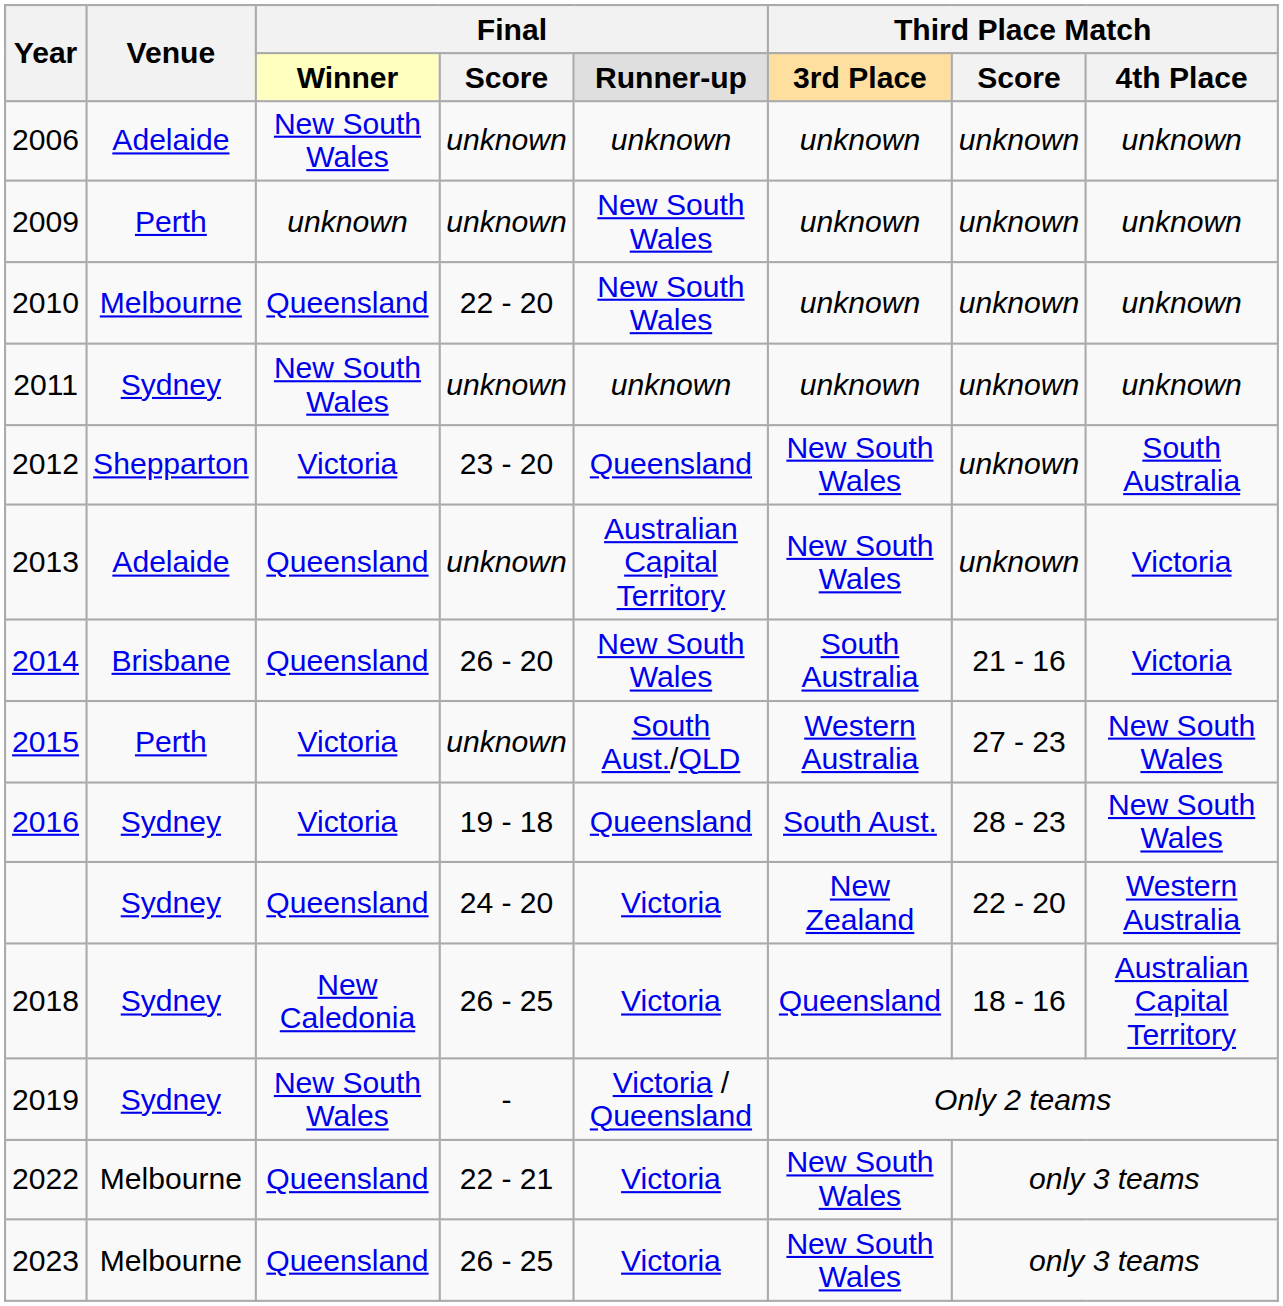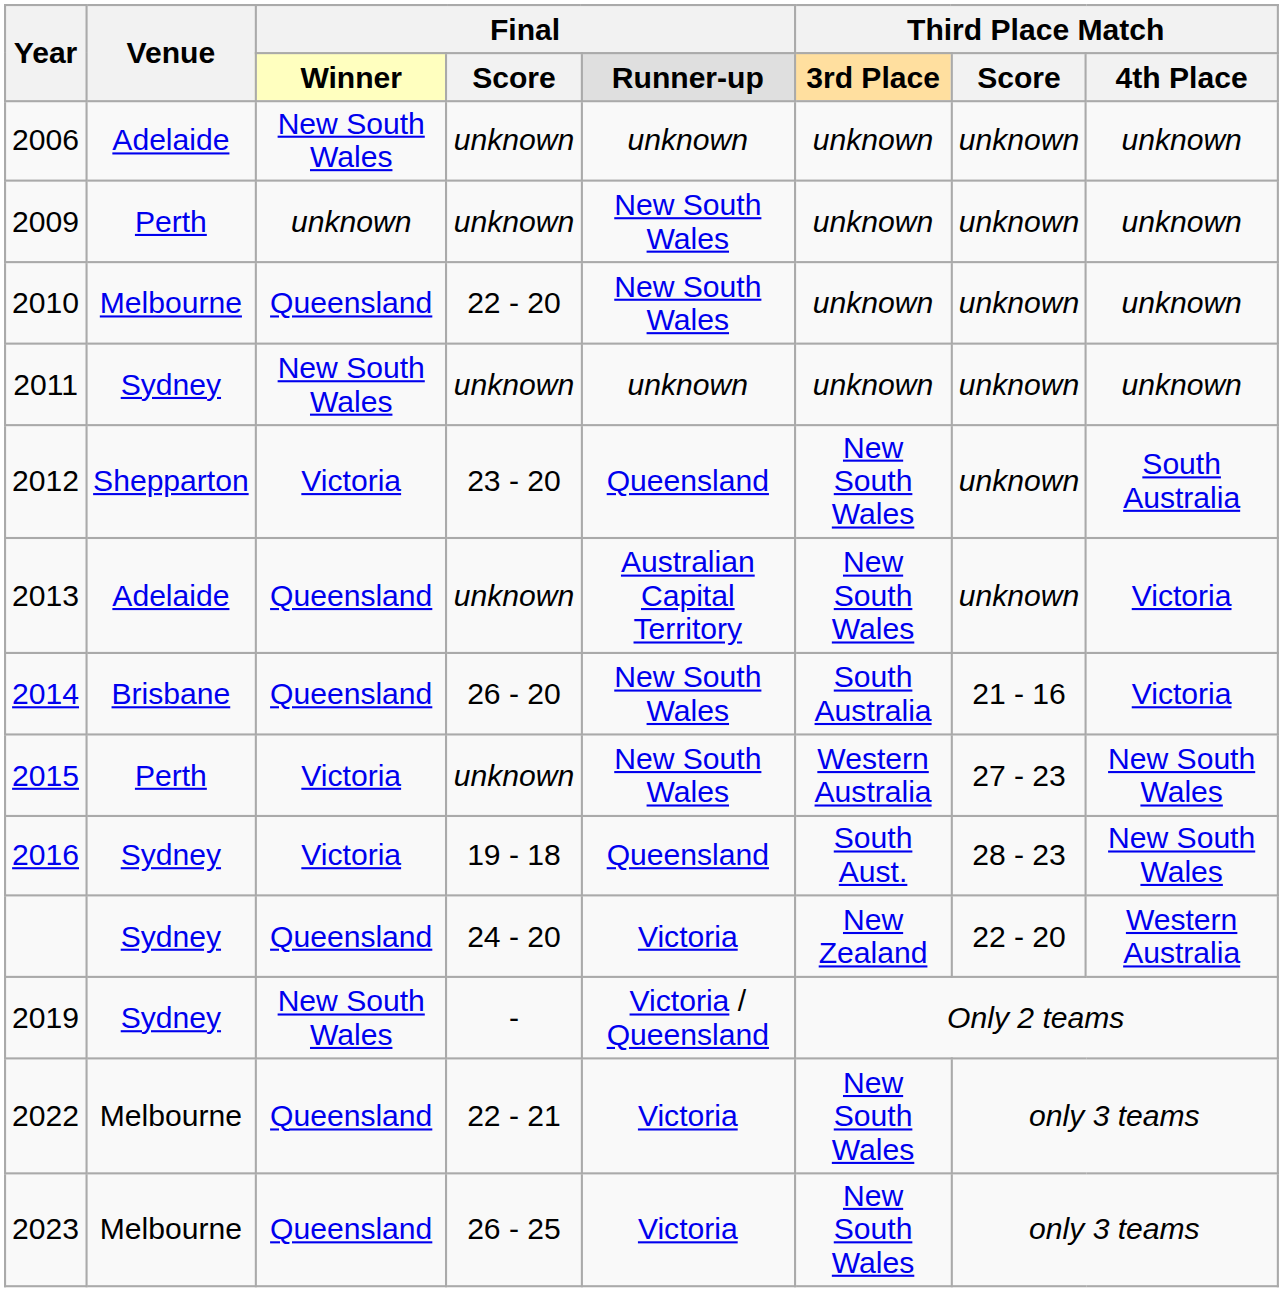(671, 741) South Aust./QLD -> (688, 775) New South Wales
- row: (46, 1001)
